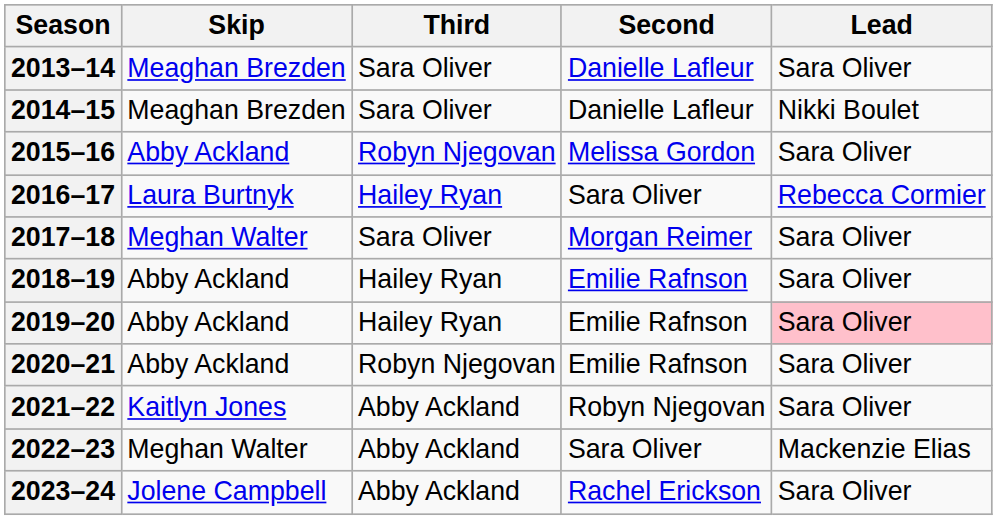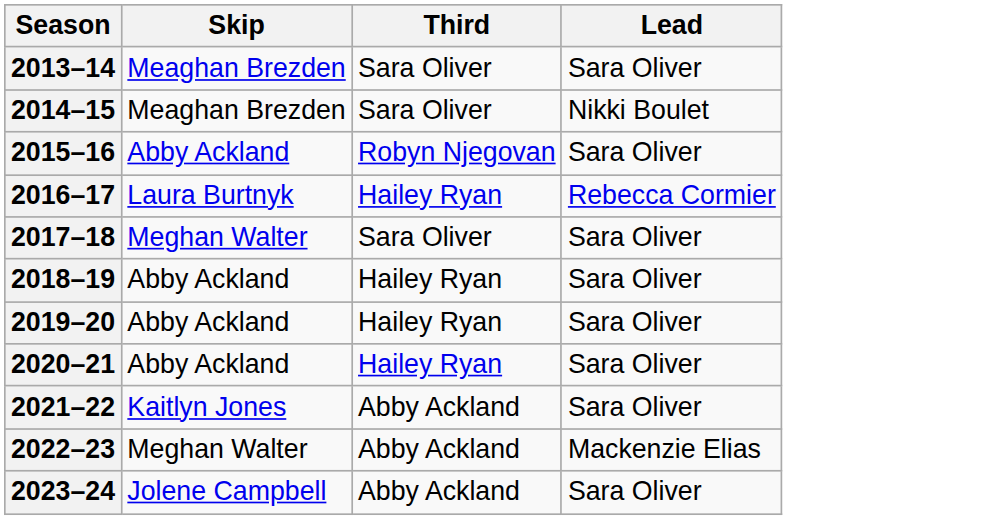- column: (667, 25)
(845, 322) pink background -> (635, 322) no background
(457, 364) Robyn Njegovan -> (430, 364) Hailey Ryan
